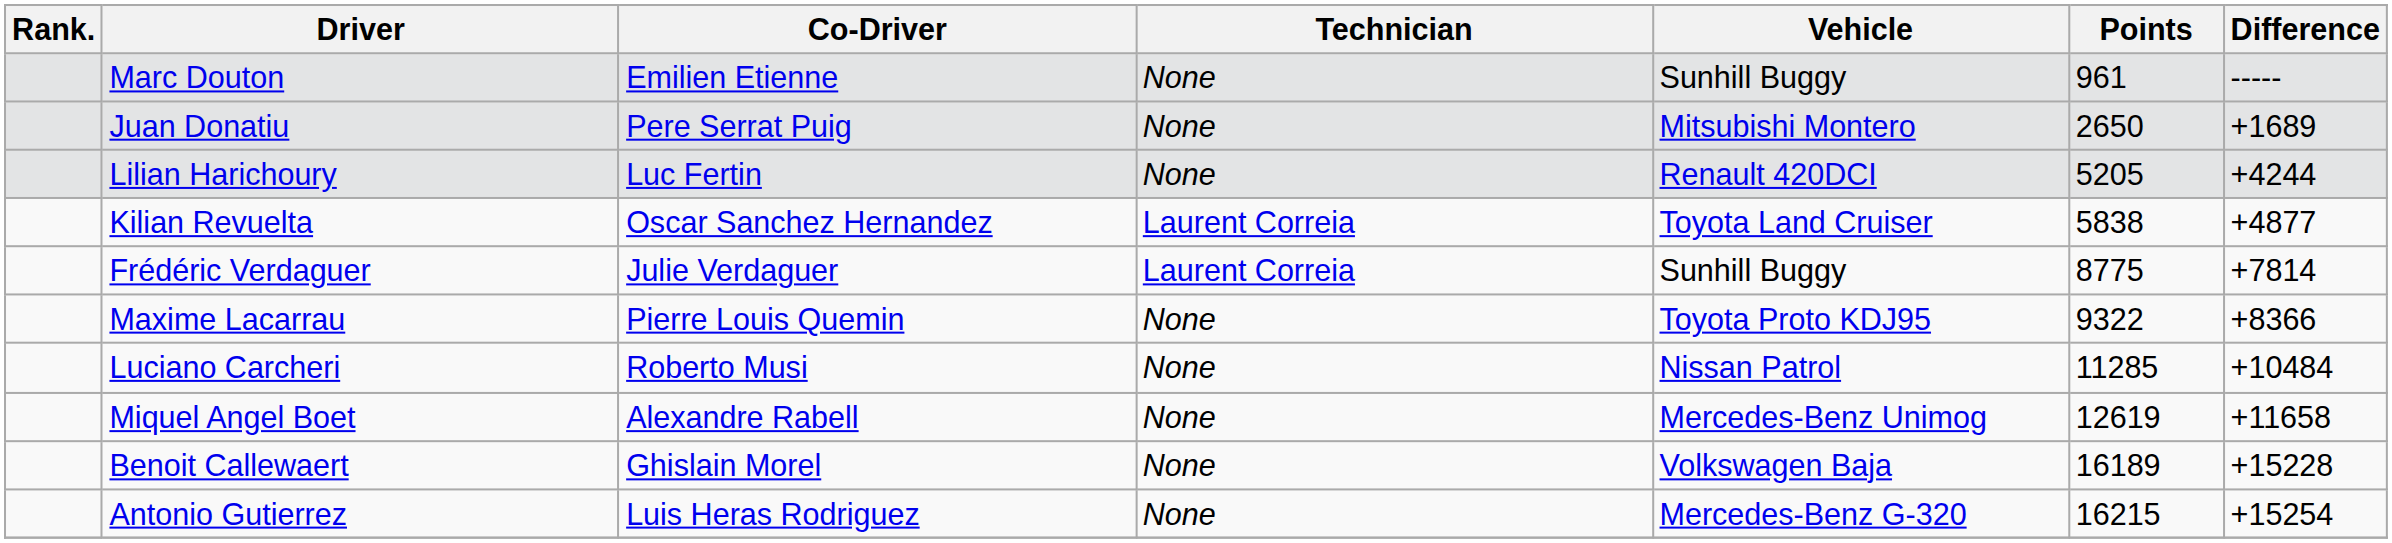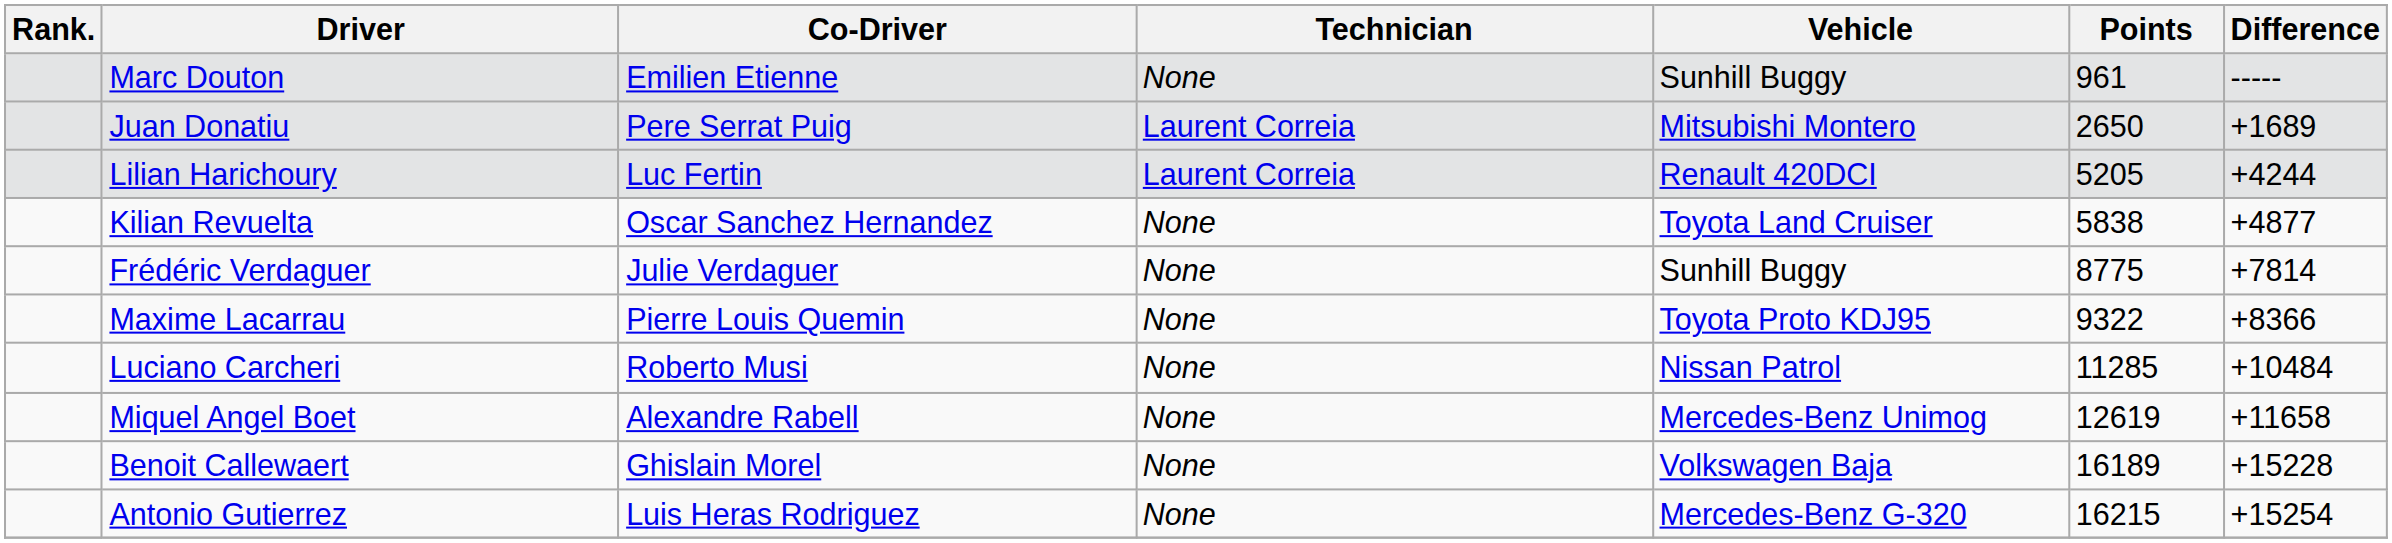(1179, 126) None -> (1249, 126) Laurent Correia
(1179, 174) None -> (1249, 174) Laurent Correia
(1249, 223) Laurent Correia -> (1179, 223) None
(1249, 271) Laurent Correia -> (1179, 271) None
